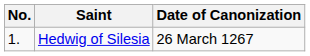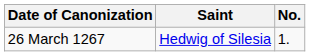columns swapped: (20, 16) <-> (229, 16)
